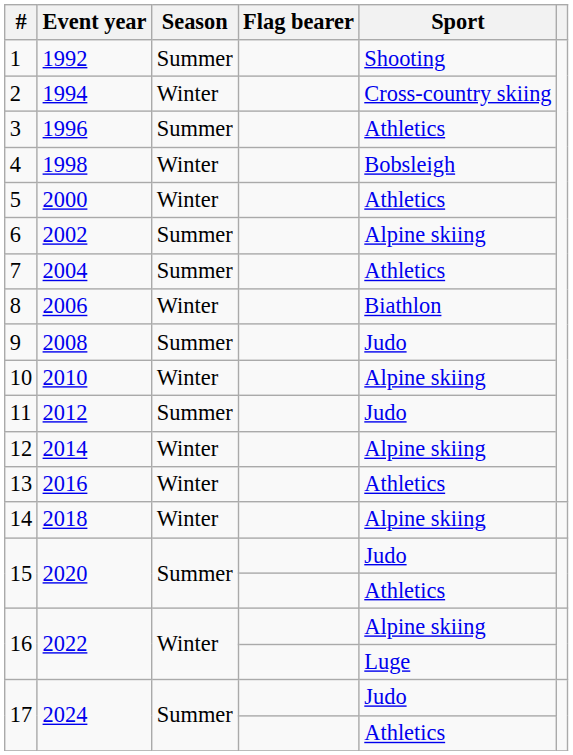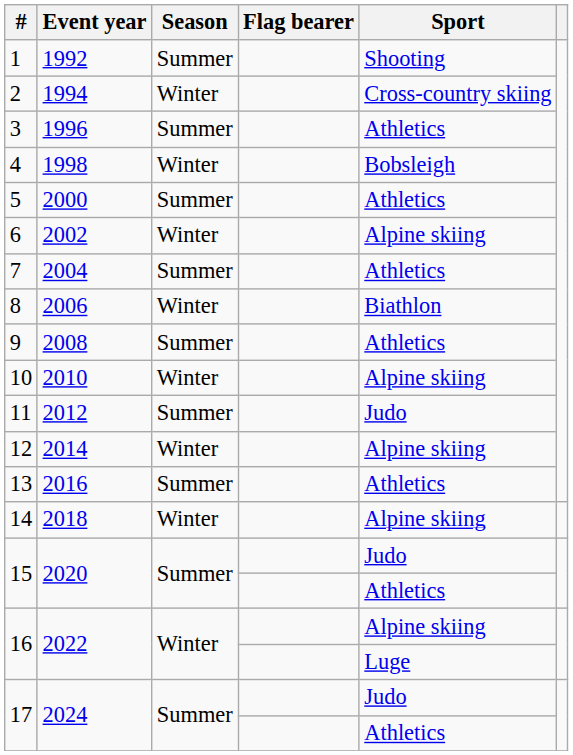(187, 199) Winter -> (195, 199) Summer
(195, 235) Summer -> (187, 235) Winter
(385, 341) Judo -> (405, 341) Athletics
(187, 484) Winter -> (195, 484) Summer
